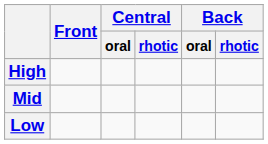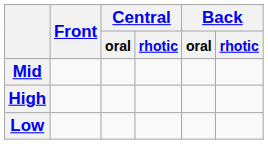rows swapped: (27, 71) <-> (27, 98)
